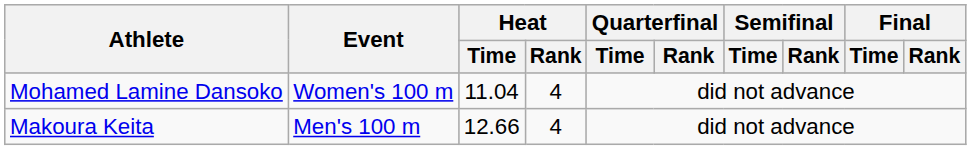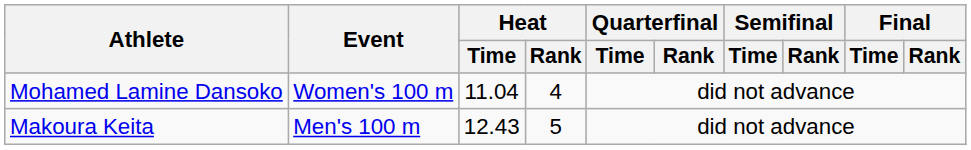(492, 127) 12.66 -> (492, 127) 12.43
(556, 127) 4 -> (556, 127) 5
